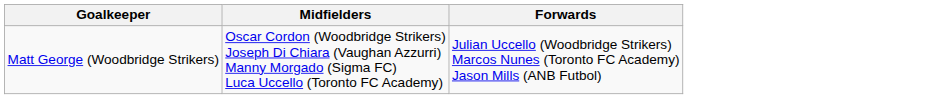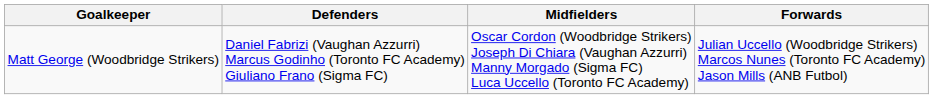+ column: (345, 15)
